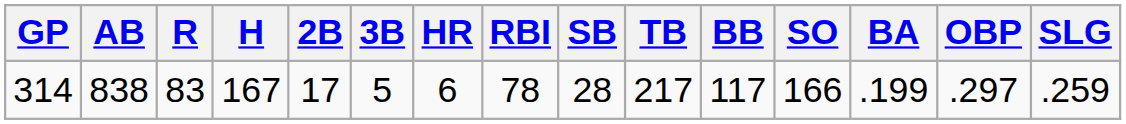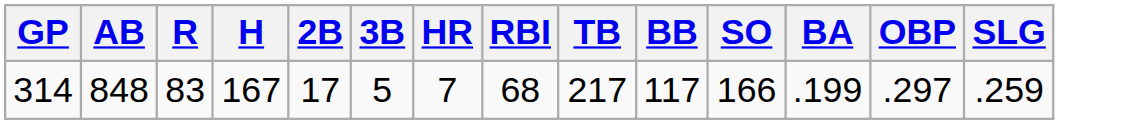- column: (592, 32)
(119, 89) 838 -> (119, 89) 848
(447, 89) 6 -> (447, 89) 7
(520, 89) 78 -> (520, 89) 68
